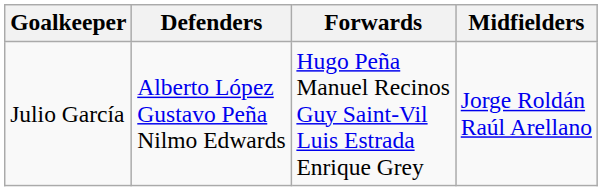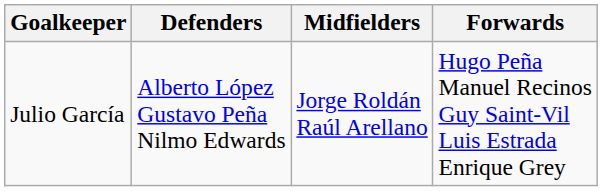columns swapped: (526, 23) <-> (373, 23)
